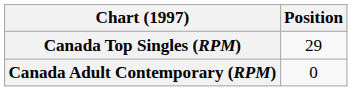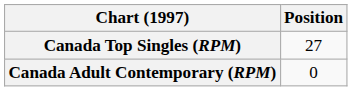(314, 45) 29 -> (314, 45) 27
